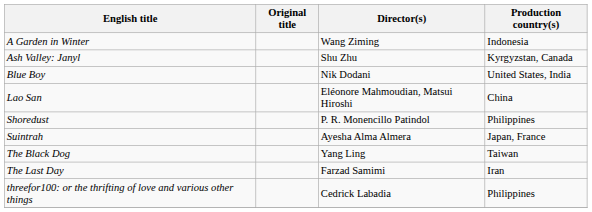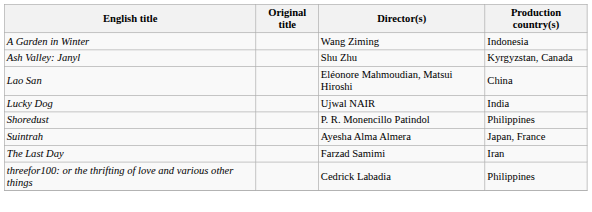- row: (26, 74)
+ row: (30, 103)
- row: (38, 153)
